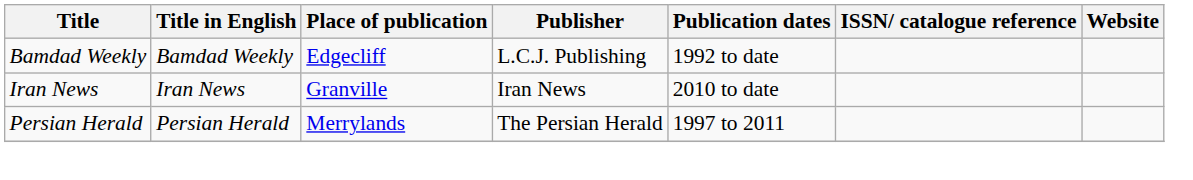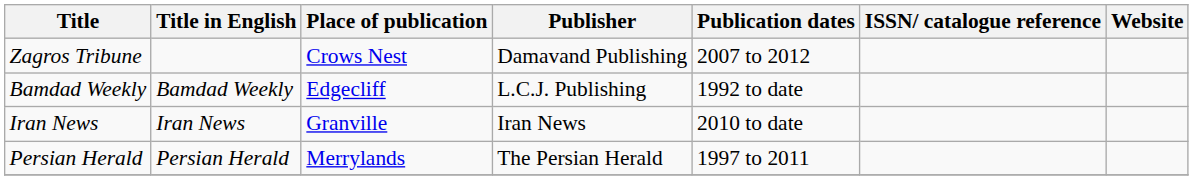+ row: (76, 55)
